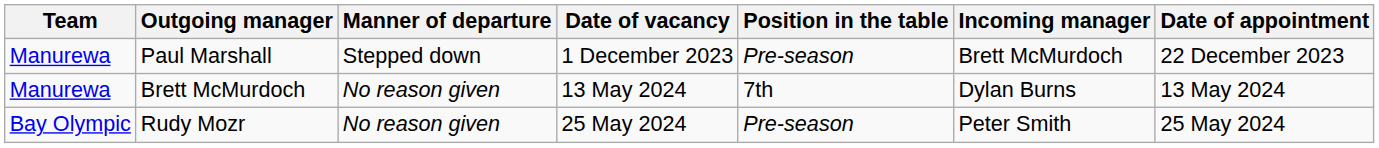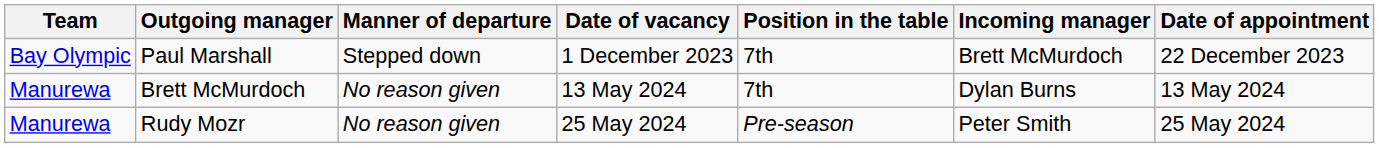(60, 55) Manurewa -> (70, 55) Bay Olympic
(798, 55) Pre-season -> (758, 55) 7th
(70, 124) Bay Olympic -> (60, 124) Manurewa
